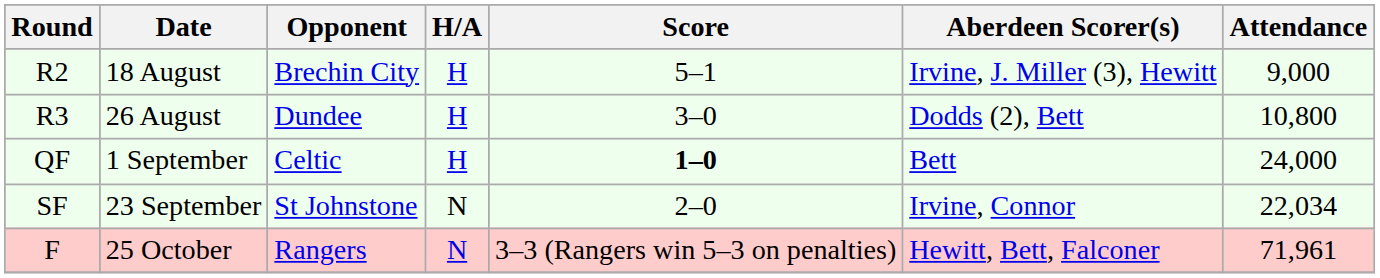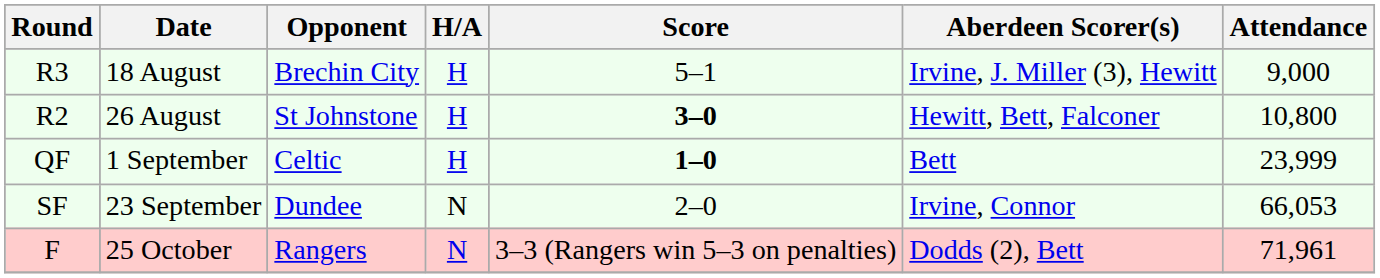(52, 71) R2 -> (52, 71) R3
(52, 116) R3 -> (52, 116) R2
(318, 116) Dundee -> (346, 116) St Johnstone
(696, 116) normal -> (696, 116) bold
(996, 116) Dodds (2), Bett -> (1034, 116) Hewitt, Bett, Falconer
(1298, 160) 24,000 -> (1298, 160) 23,999
(346, 205) St Johnstone -> (318, 205) Dundee
(1298, 205) 22,034 -> (1298, 205) 66,053
(1034, 250) Hewitt, Bett, Falconer -> (996, 250) Dodds (2), Bett
